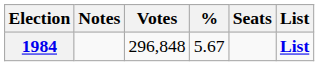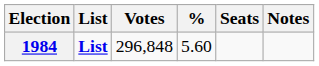columns swapped: (295, 18) <-> (99, 18)
(209, 46) 5.67 -> (196, 46) 5.60
